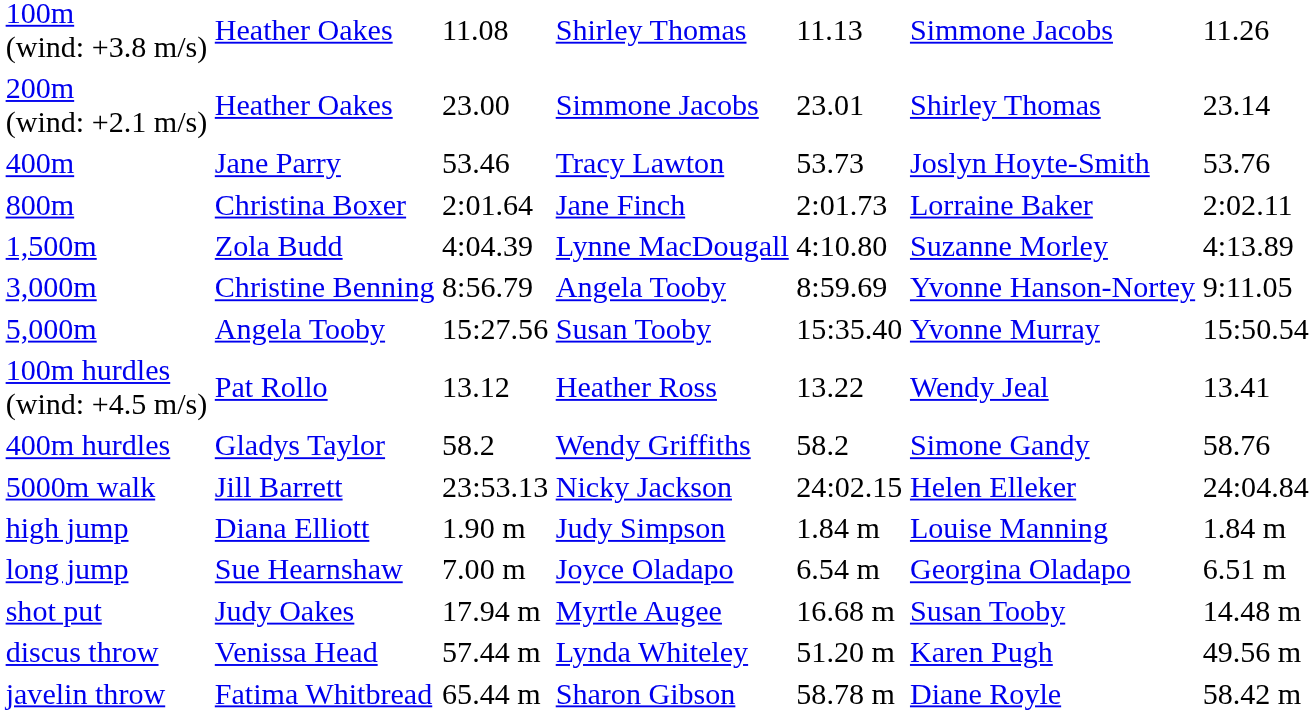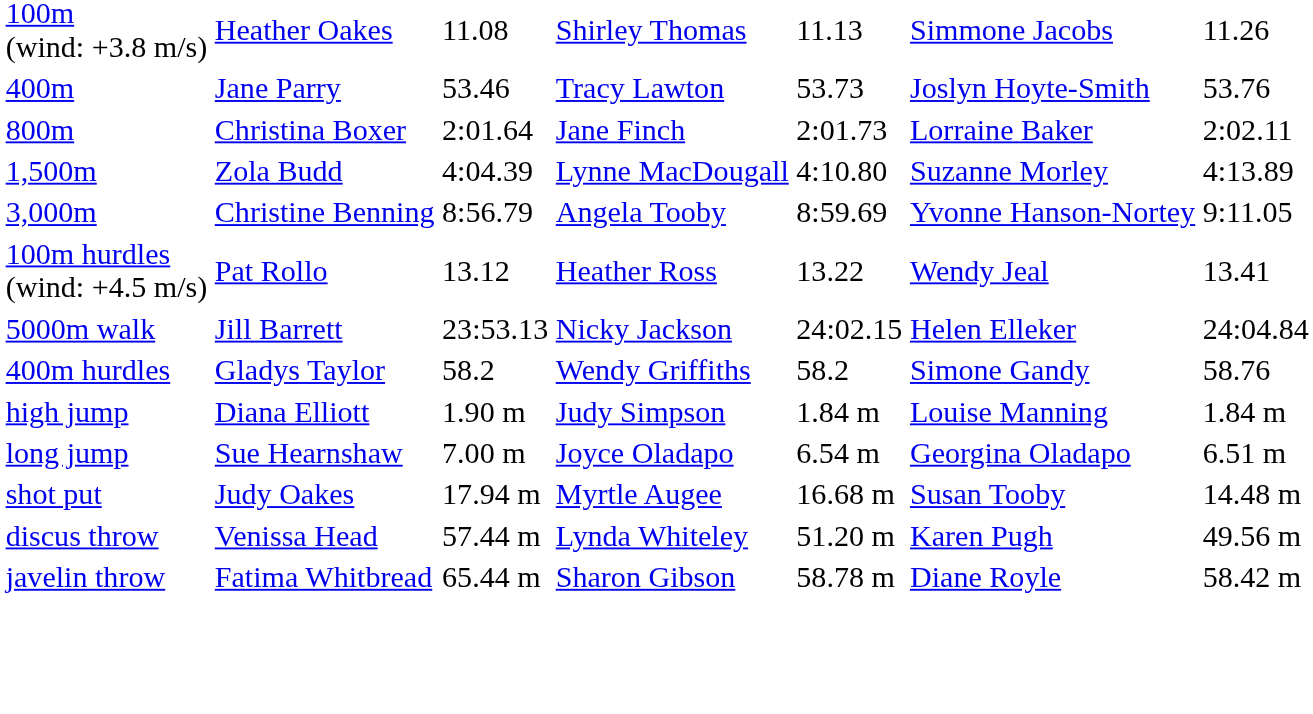- row: (106, 105)
- row: (51, 328)
rows swapped: (88, 445) <-> (80, 486)
